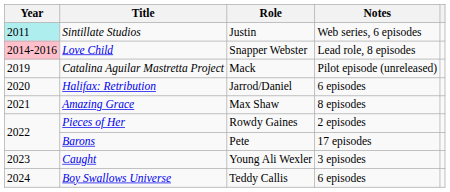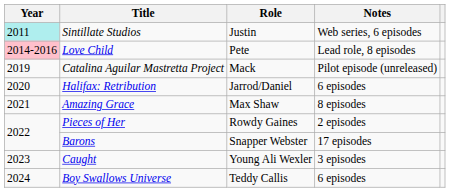(268, 50) Snapper Webster -> (239, 50) Pete
(239, 141) Pete -> (268, 141) Snapper Webster
